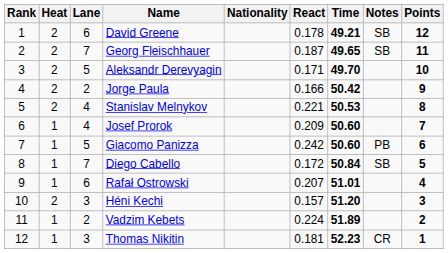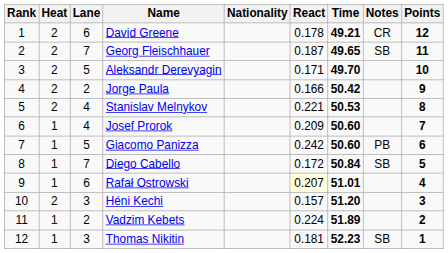(382, 32) SB -> (382, 32) CR
(309, 182) no background -> (309, 182) lightyellow background
(382, 239) CR -> (382, 239) SB
